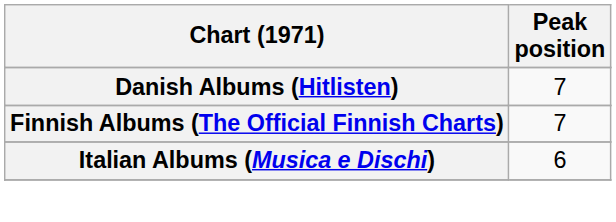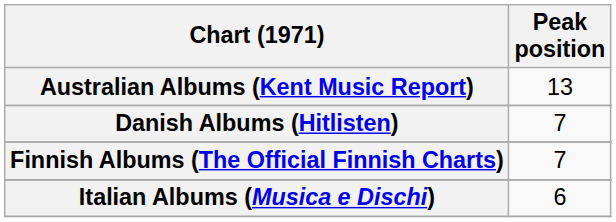+ row: (257, 86)
